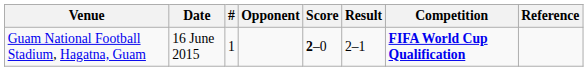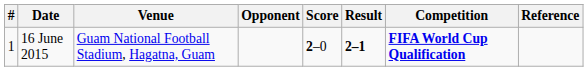columns swapped: (231, 16) <-> (87, 16)
(355, 46) normal -> (355, 46) bold
